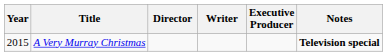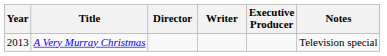(18, 42) 2015 -> (18, 42) 2013
(339, 42) bold -> (338, 42) normal
